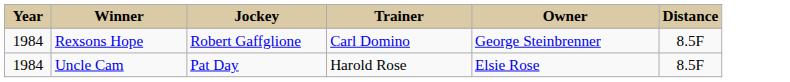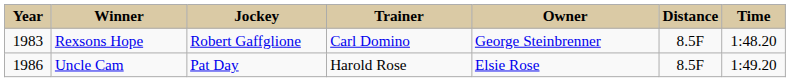+ column: (754, 16)
(28, 40) 1984 -> (28, 40) 1983
(28, 64) 1984 -> (28, 64) 1986
